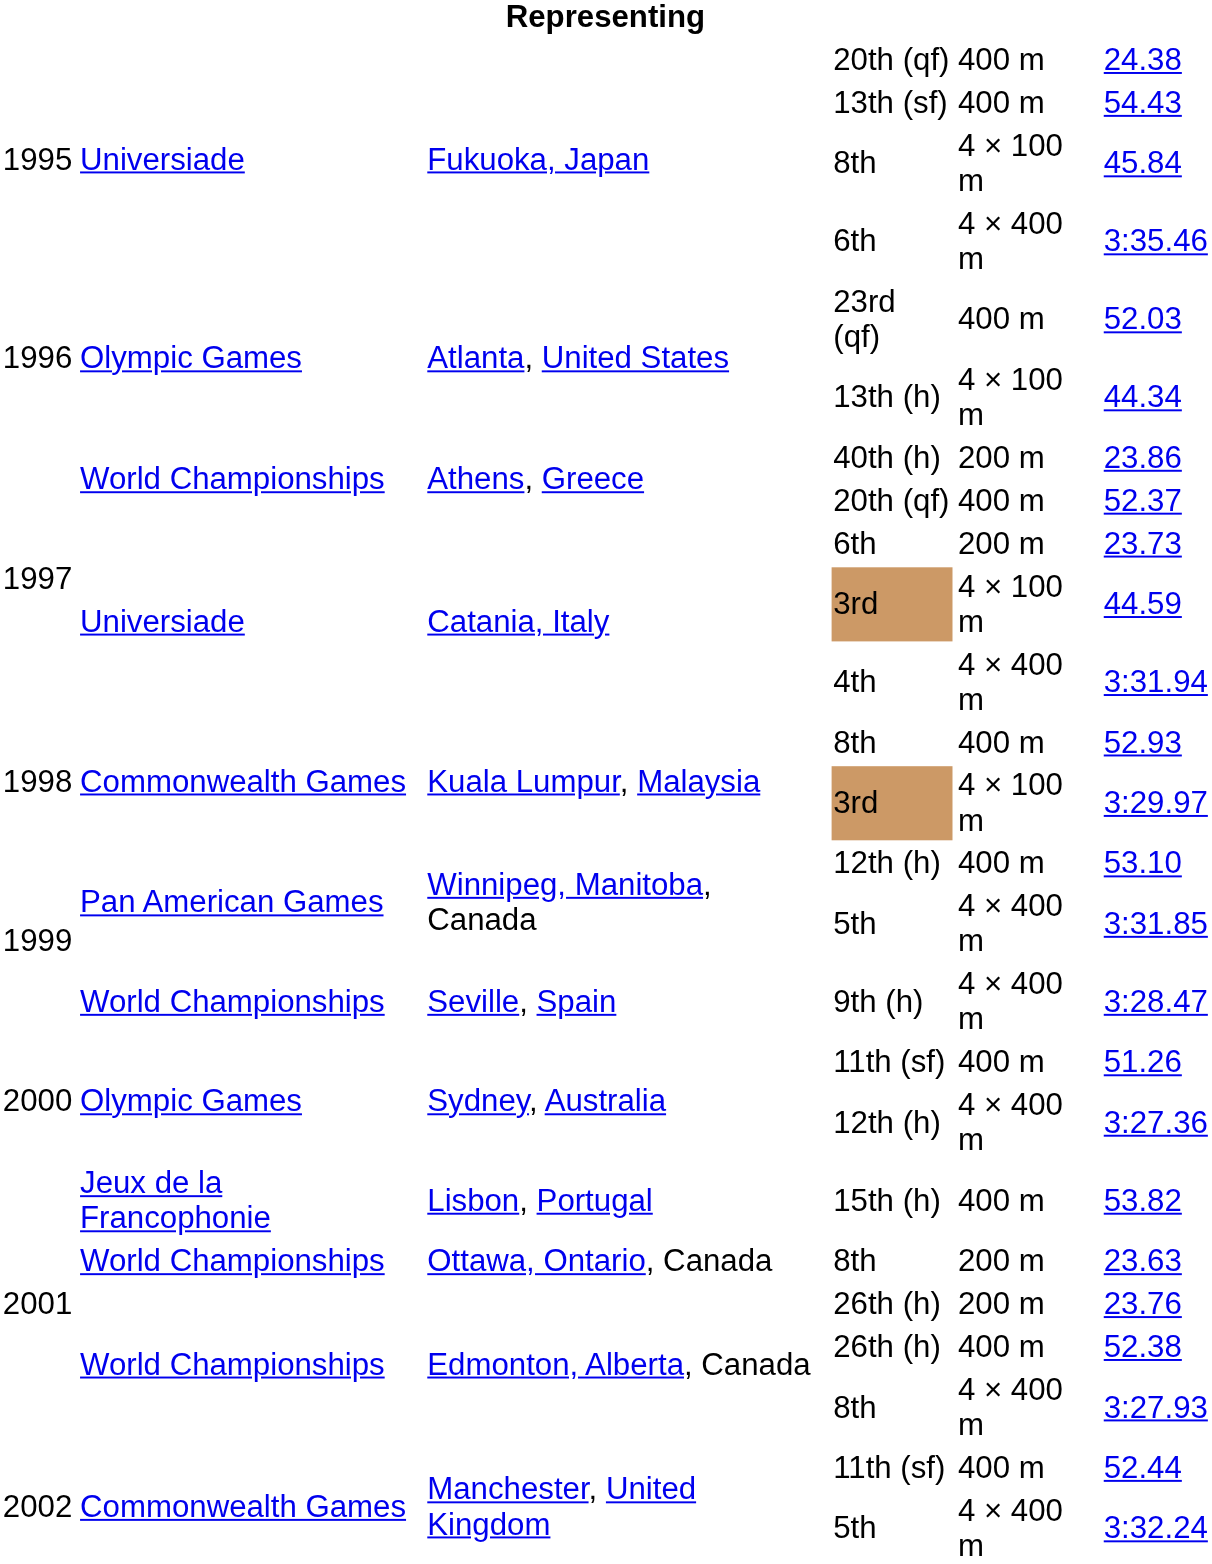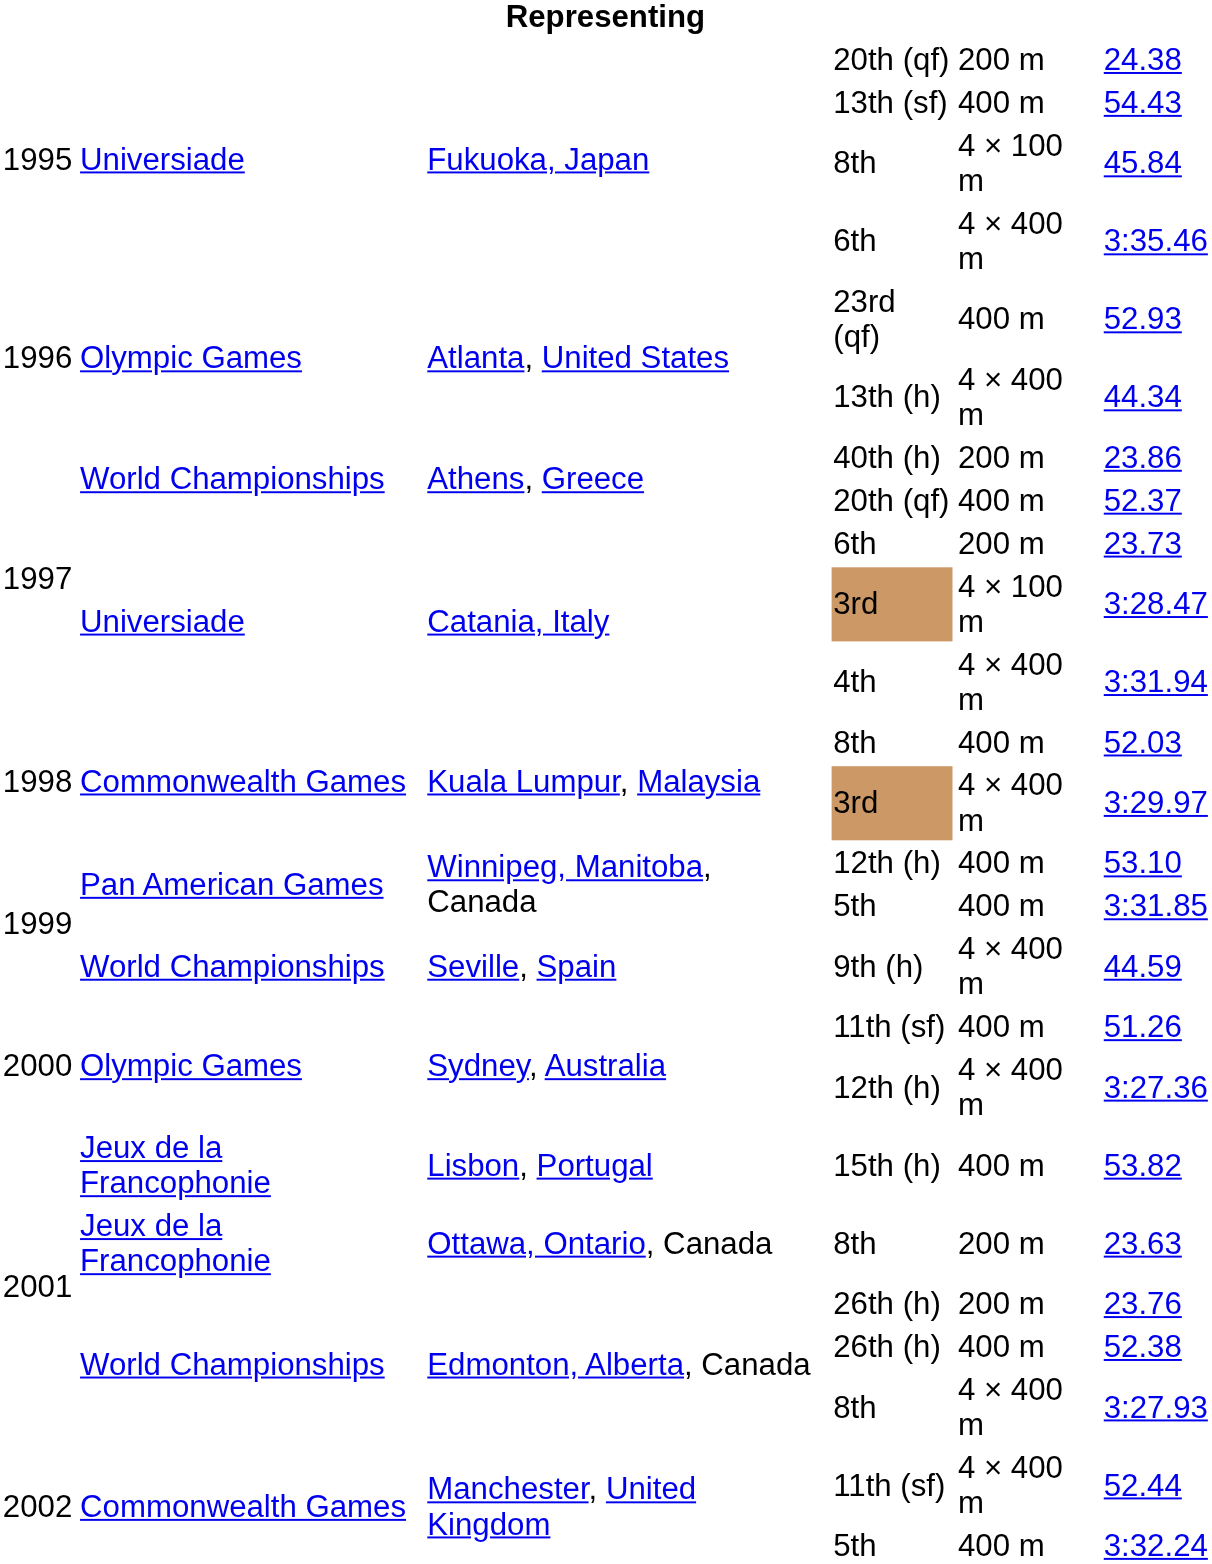(1001, 59) 400 m -> (1001, 59) 200 m
(1143, 319) 52.03 -> (1143, 319) 52.93
(1010, 397) 4 × 100 m -> (1010, 397) 4 × 400 m
(1143, 603) 44.59 -> (1156, 603) 3:28.47
(1143, 742) 52.93 -> (1143, 742) 52.03
(1010, 802) 4 × 100 m -> (1010, 802) 4 × 400 m
(1010, 923) 4 × 400 m -> (1001, 906) 400 m
(1156, 1001) 3:28.47 -> (1143, 966) 44.59
(232, 1261) World Championships -> (175, 1243) Jeux de la Francophonie
(1001, 1467) 400 m -> (1010, 1485) 4 × 400 m
(1010, 1528) 4 × 400 m -> (1001, 1545) 400 m
